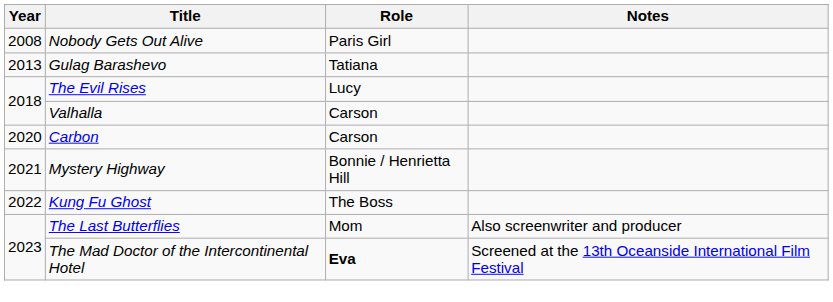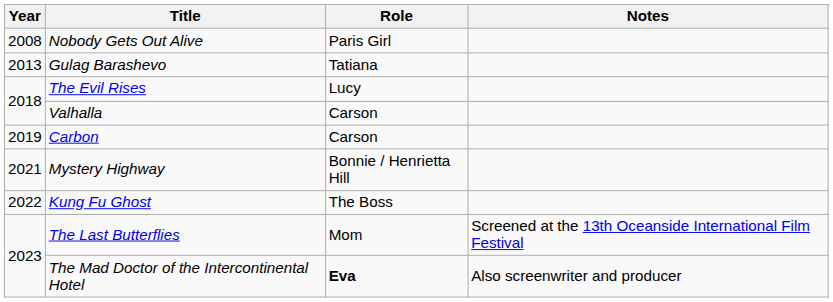(25, 137) 2020 -> (25, 137) 2019
(576, 226) Also screenwriter and producer -> (641, 235) Screened at the 13th Oceanside International Film Festival
(641, 259) Screened at the 13th Oceanside International Film Festival -> (576, 276) Also screenwriter and producer
